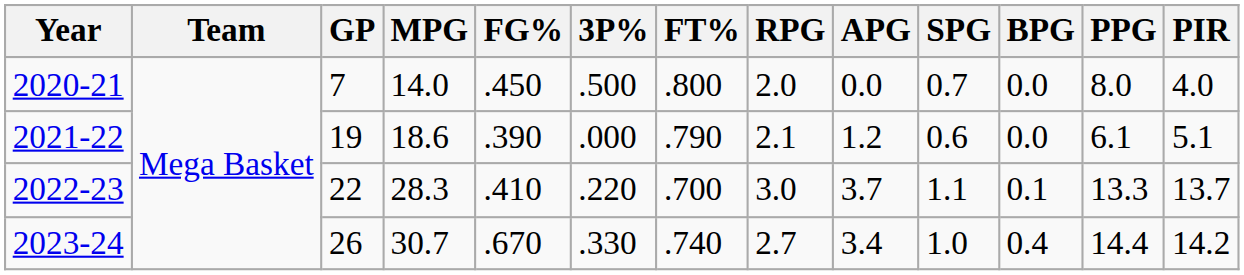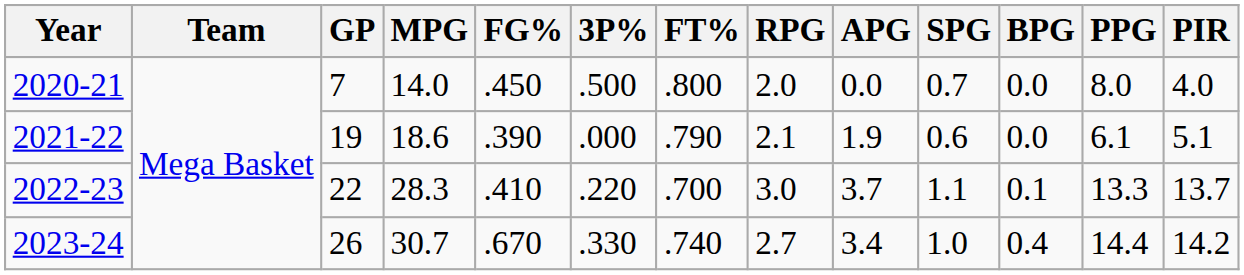(862, 136) 1.2 -> (862, 136) 1.9
